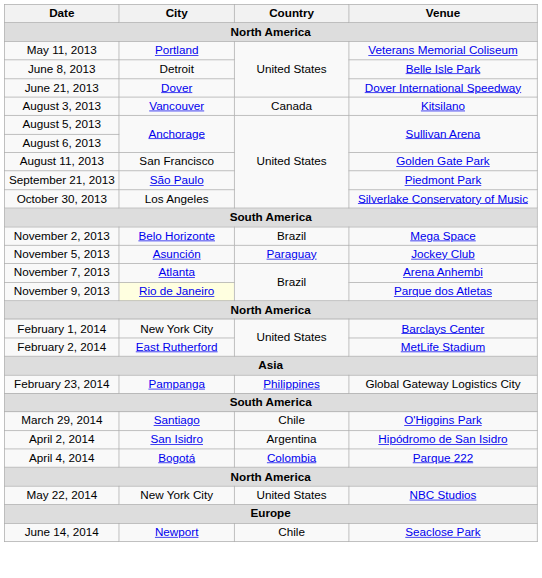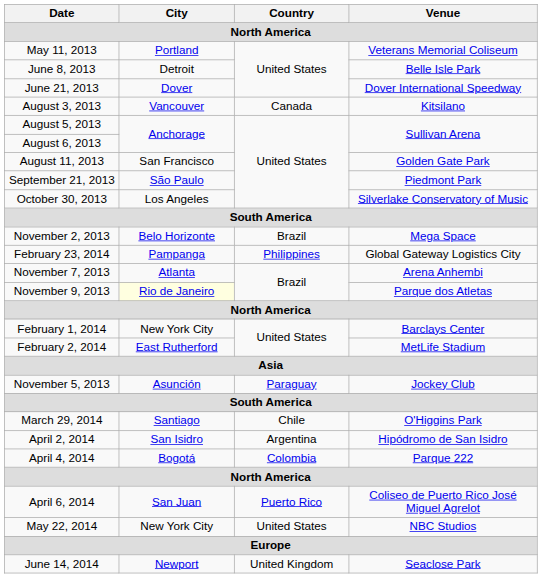rows swapped: (62, 254) <-> (62, 384)
+ row: (62, 501)
(292, 532) Chile -> (292, 564) United Kingdom
